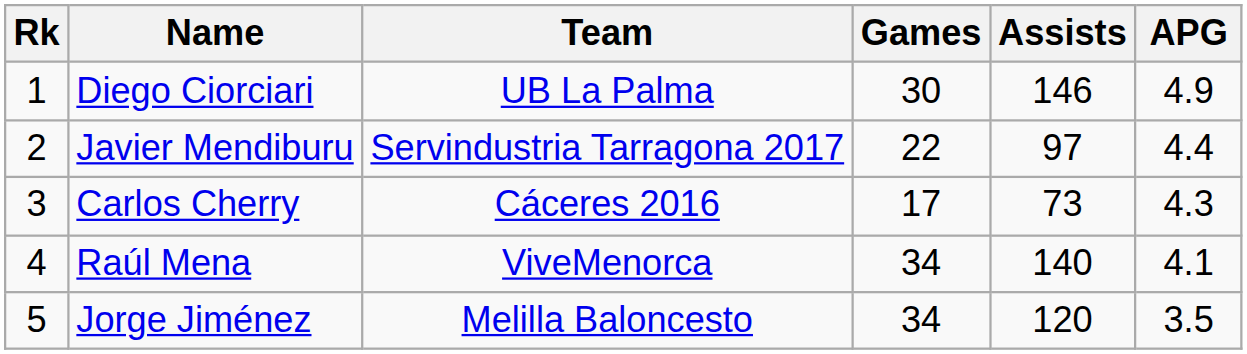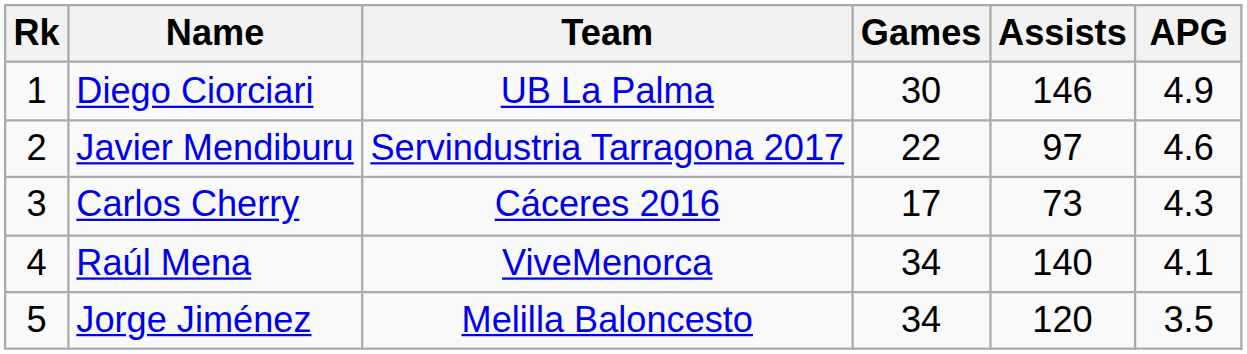(1189, 147) 4.4 -> (1189, 147) 4.6
